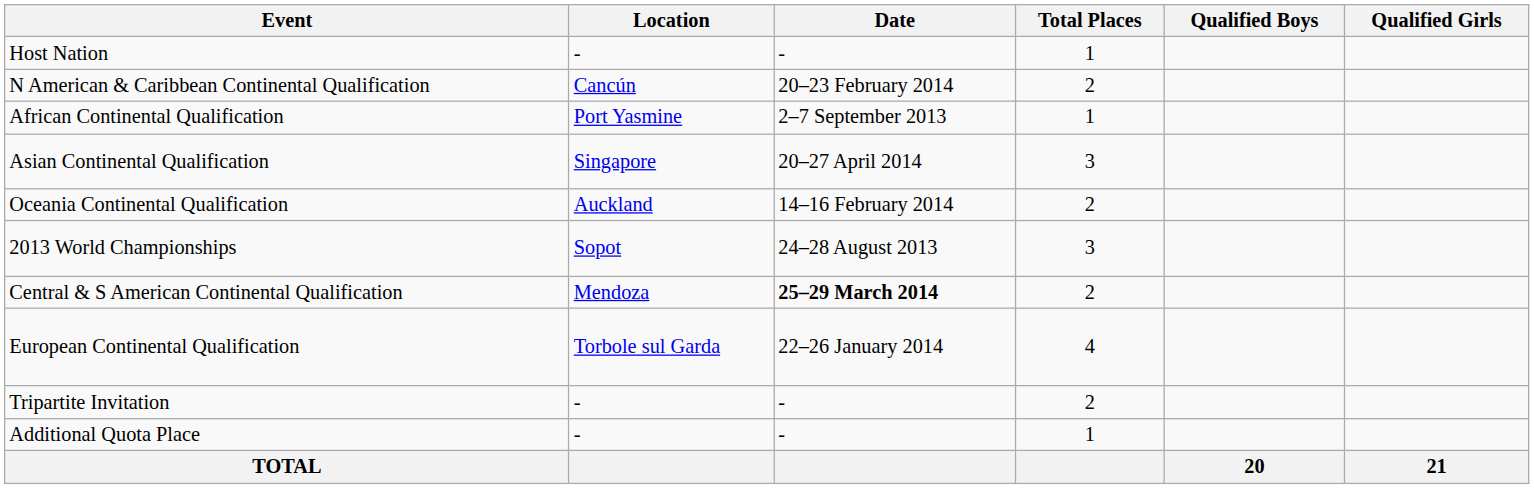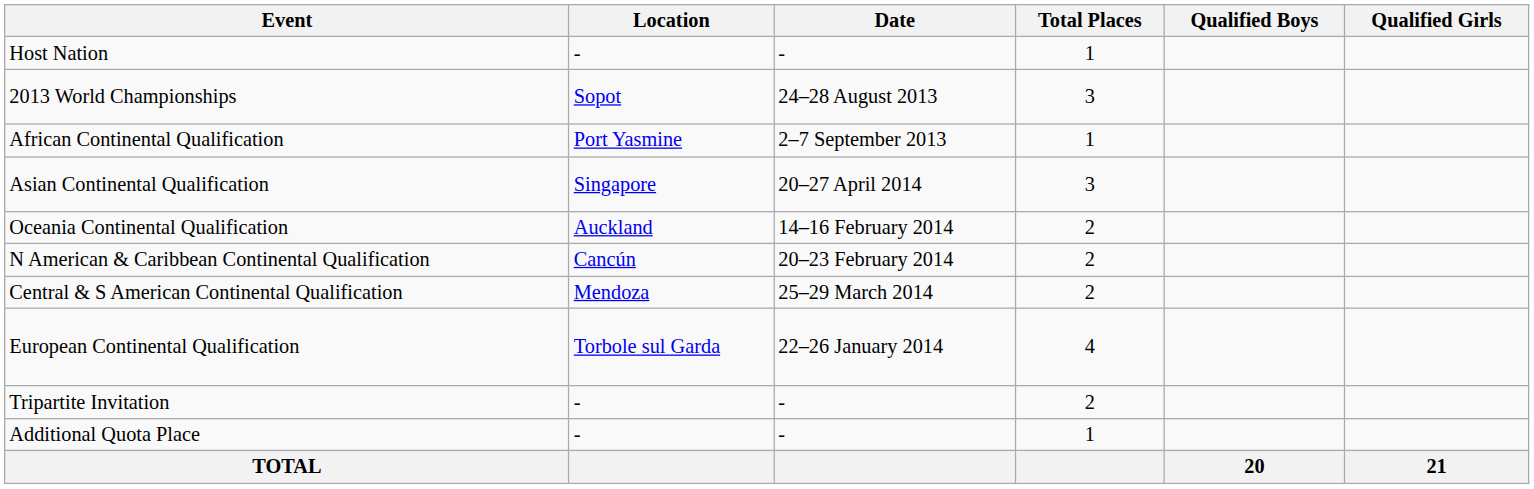rows swapped: (123, 248) <-> (220, 85)
(858, 291) bold -> (856, 291) normal
